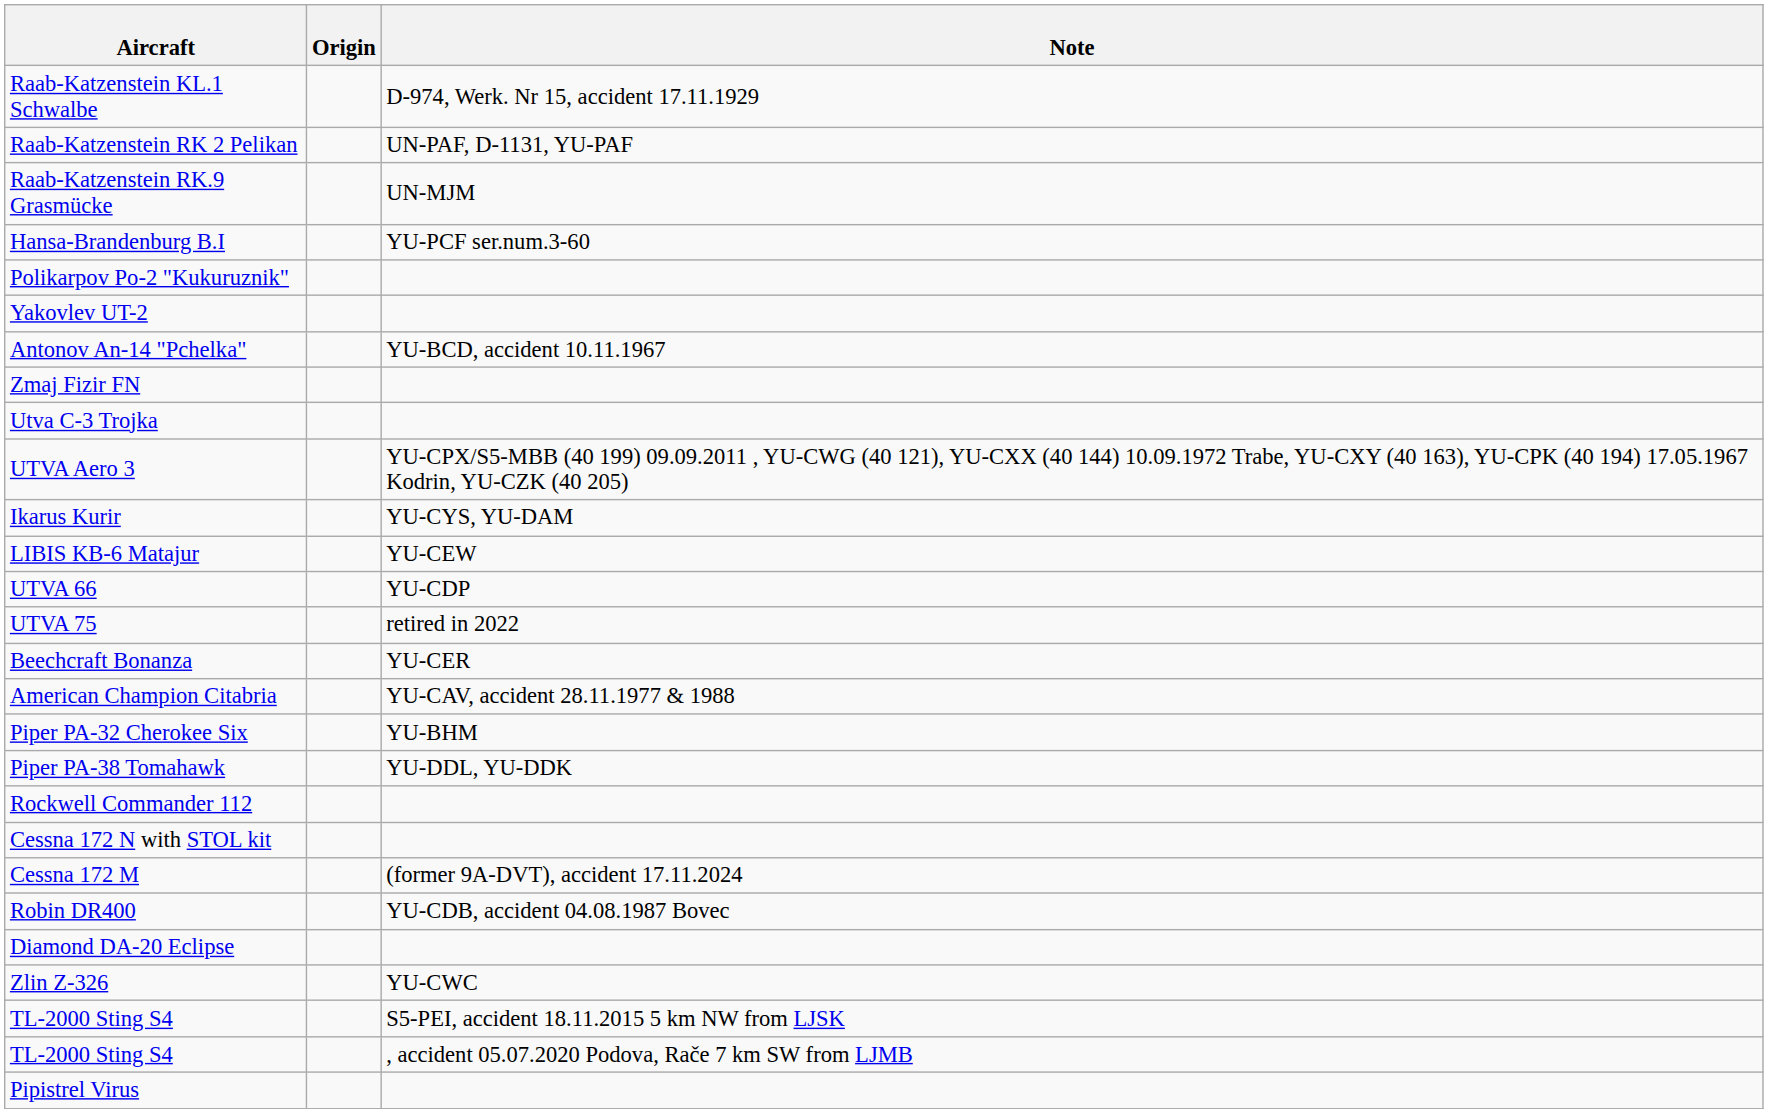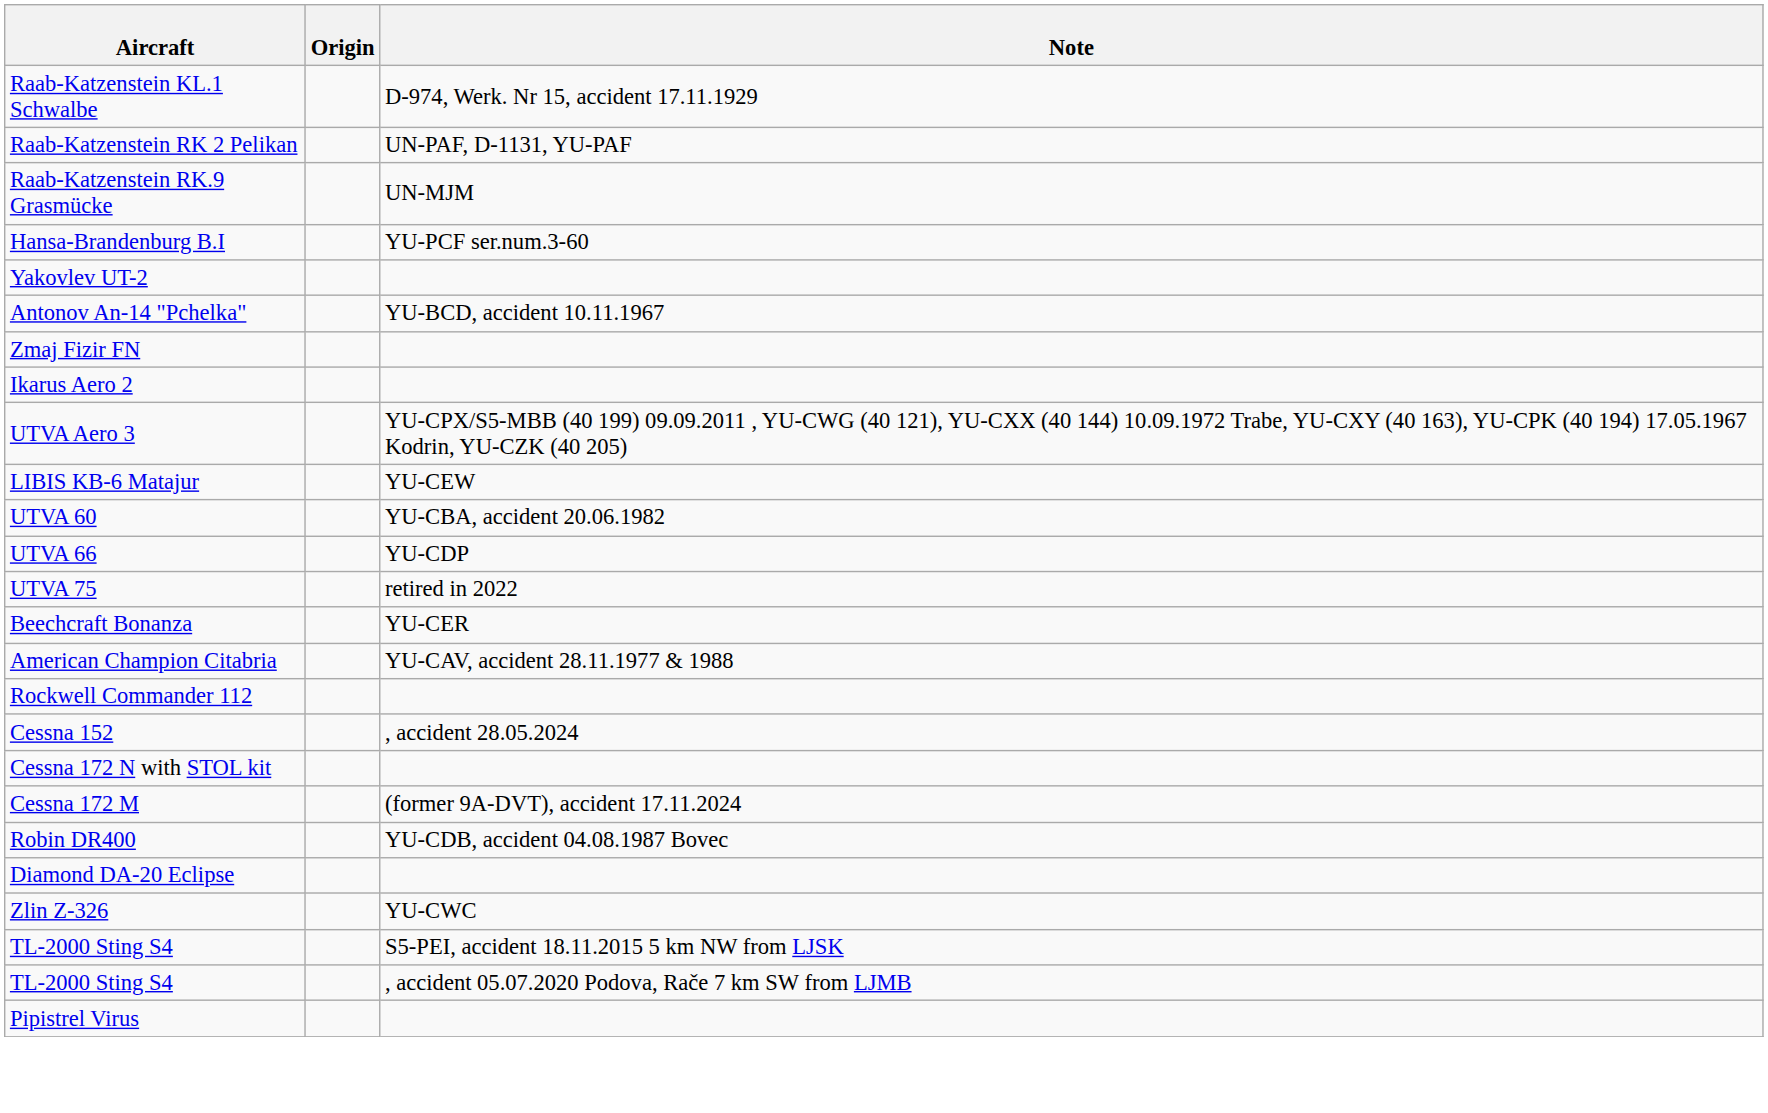- row: (149, 277)
- row: (84, 420)
+ row: (71, 384)
- row: (65, 517)
+ row: (53, 517)
- row: (129, 732)
- row: (118, 767)
+ row: (62, 732)
